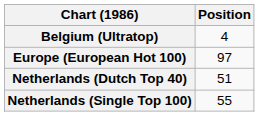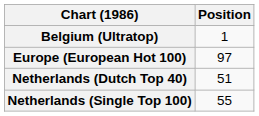(224, 36) 4 -> (224, 36) 1
